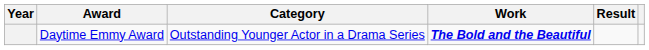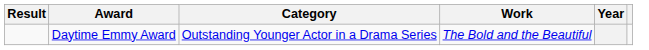columns swapped: (21, 14) <-> (616, 14)
(511, 34) bold -> (517, 34) normal
